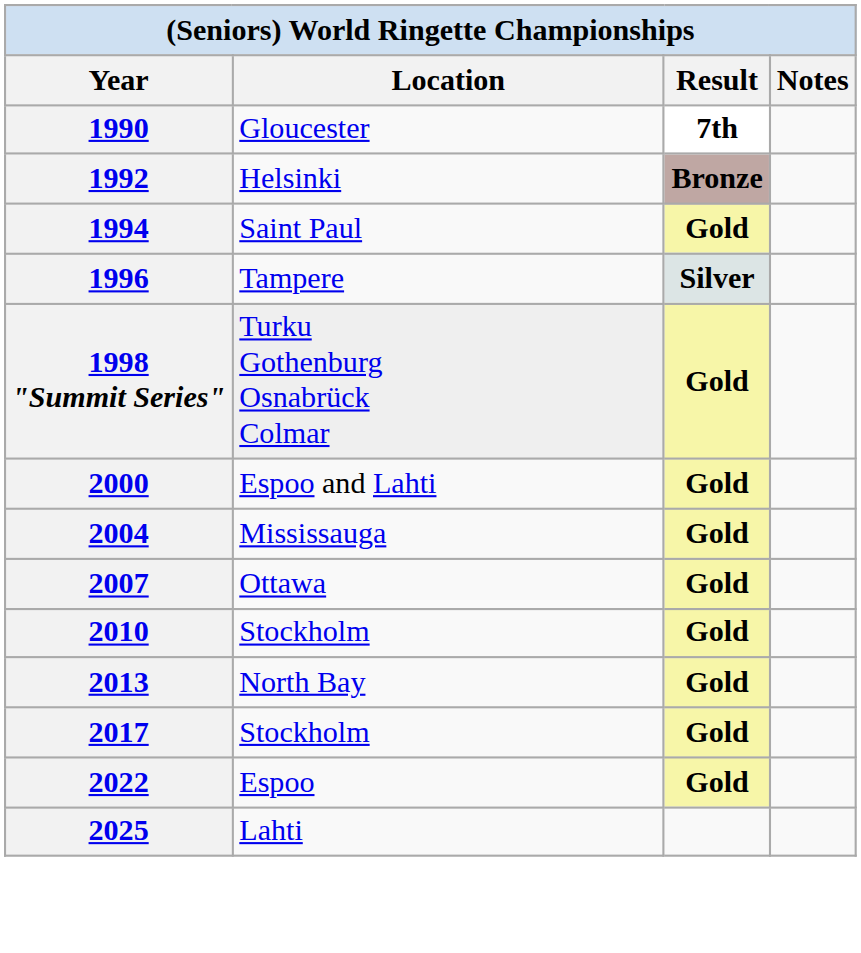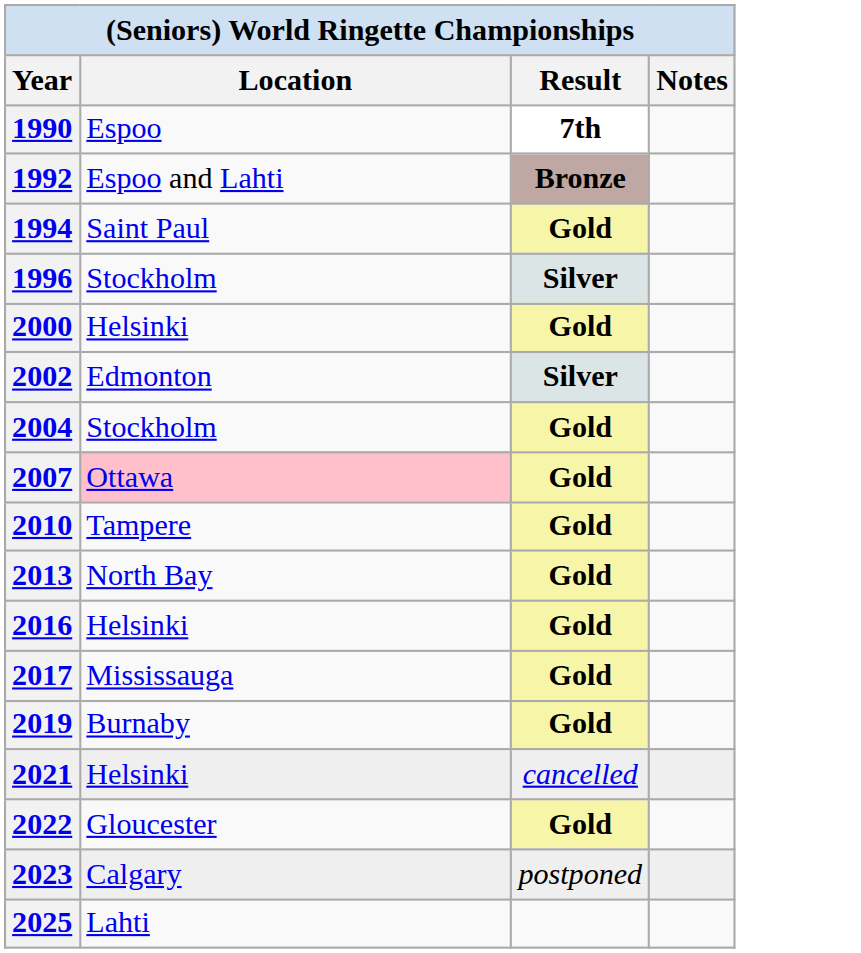(304, 128) Gloucester -> (124, 128) Espoo
(290, 178) Helsinki -> (185, 178) Espoo and Lahti
(292, 277) Tampere -> (152, 277) Stockholm
- row: (119, 380)
(338, 483) Espoo and Lahti -> (137, 327) Helsinki
+ row: (42, 377)
(313, 533) Mississauga -> (152, 426) Stockholm
(283, 583) no background -> (130, 476) pink background
(304, 632) Stockholm -> (139, 526) Tampere
+ row: (42, 625)
(304, 731) Stockholm -> (160, 674) Mississauga
+ row: (42, 724)
+ row: (42, 774)
(277, 781) Espoo -> (152, 823) Gloucester
+ row: (42, 873)
